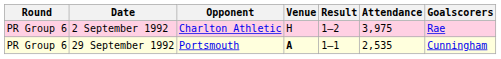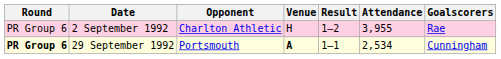(377, 29) 3,975 -> (377, 29) 3,955
(37, 45) normal -> (37, 45) bold
(377, 45) 2,535 -> (377, 45) 2,534
